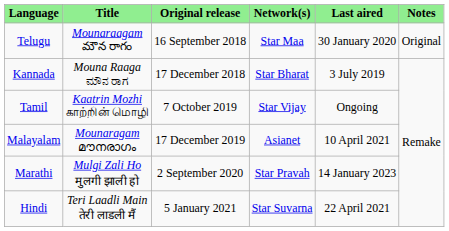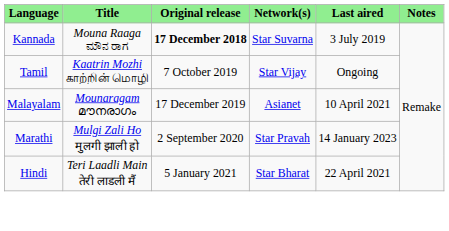- row: (34, 40)
(200, 74) normal -> (200, 39) bold
(282, 74) Star Bharat -> (283, 39) Star Suvarna
(282, 208) Star Suvarna -> (283, 173) Star Bharat
